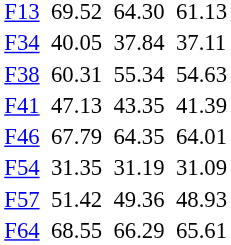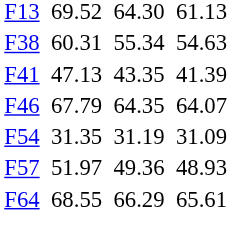- row: (22, 43)
(202, 136) 64.01 -> (202, 105) 64.07
(77, 199) 51.42 -> (77, 168) 51.97
